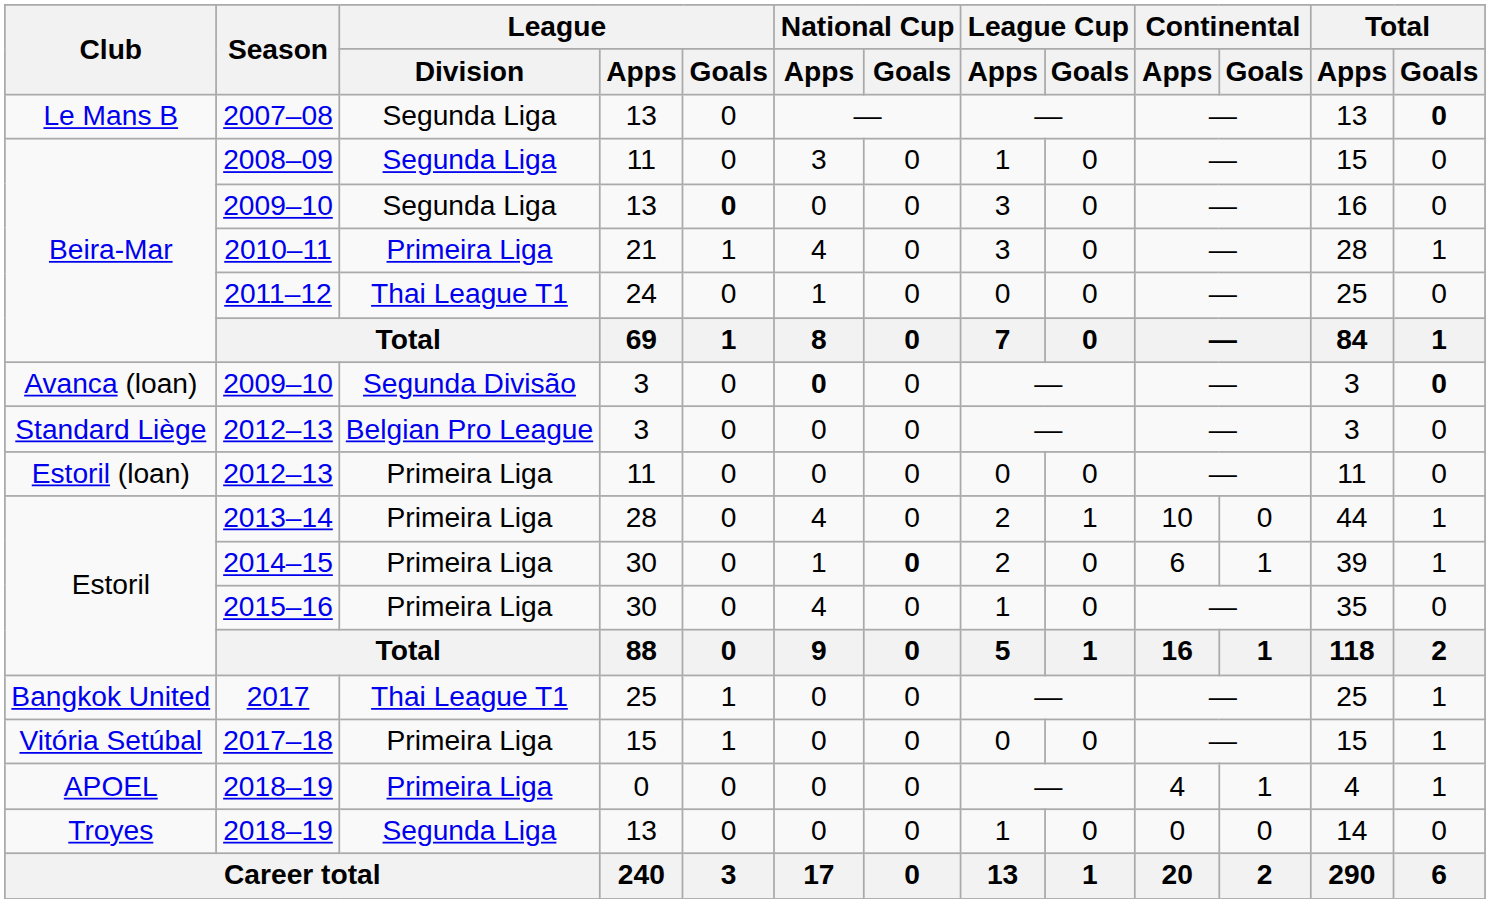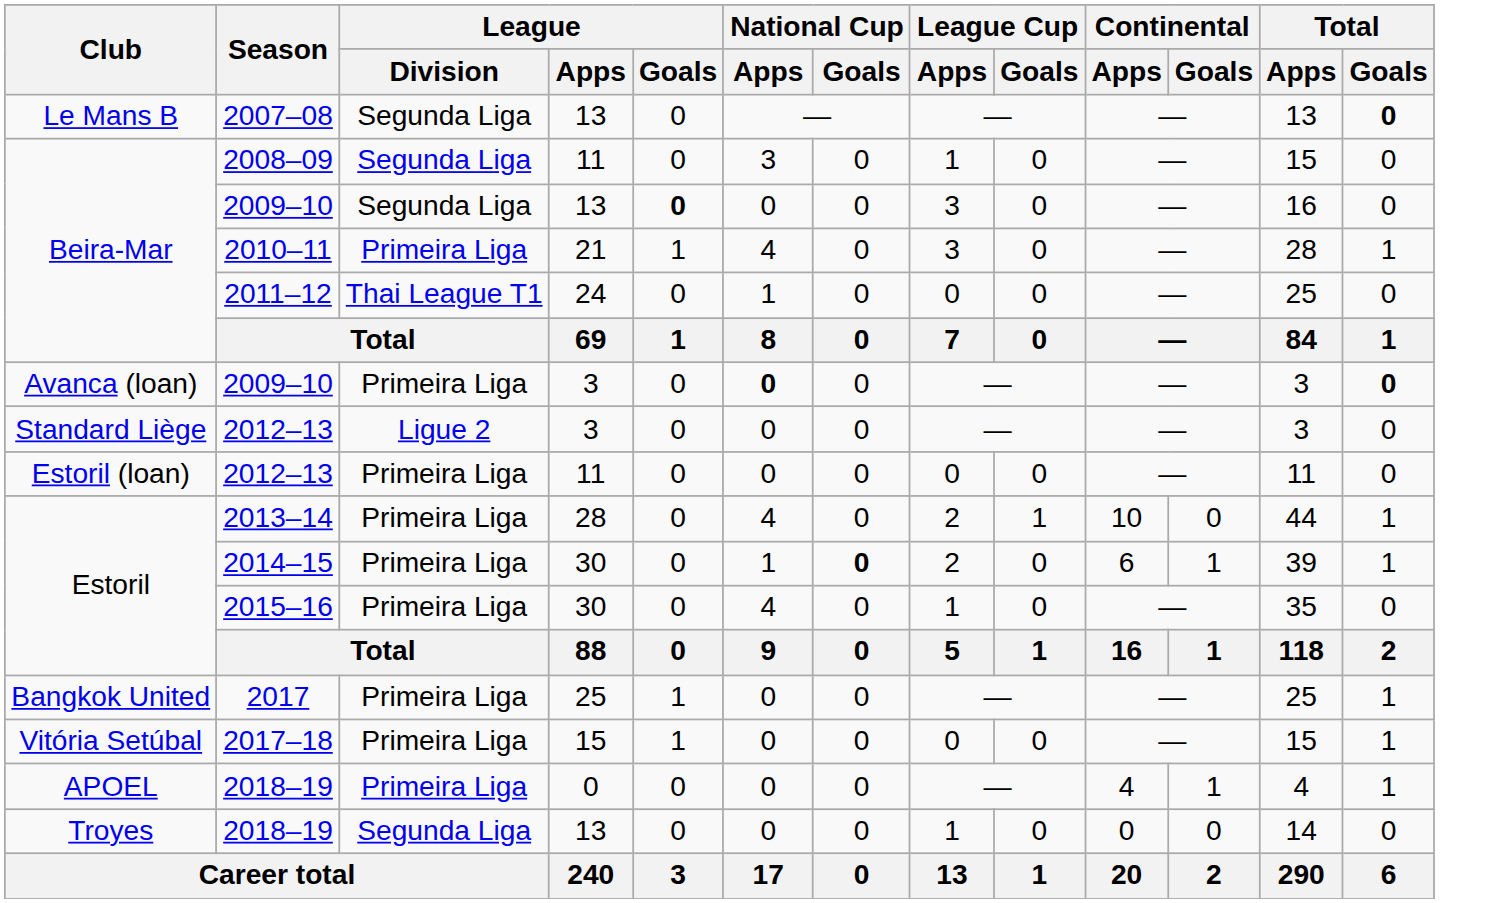(469, 384) Segunda Divisão -> (444, 384) Primeira Liga
(469, 428) Belgian Pro League -> (444, 428) Ligue 2
(469, 696) Thai League T1 -> (444, 696) Primeira Liga
